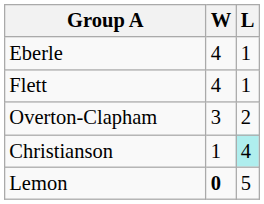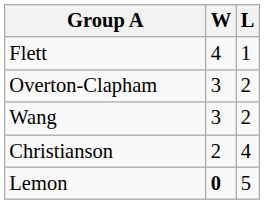- row: (36, 53)
+ row: (33, 118)
(216, 150) 1 -> (216, 150) 2
(246, 150) paleturquoise background -> (246, 150) no background
